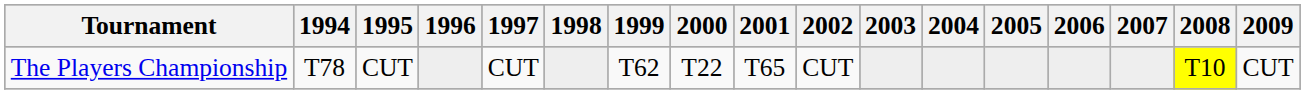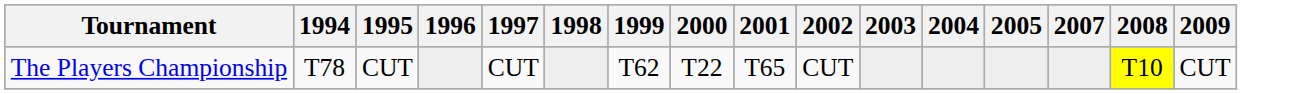- column: (1079, 25)
